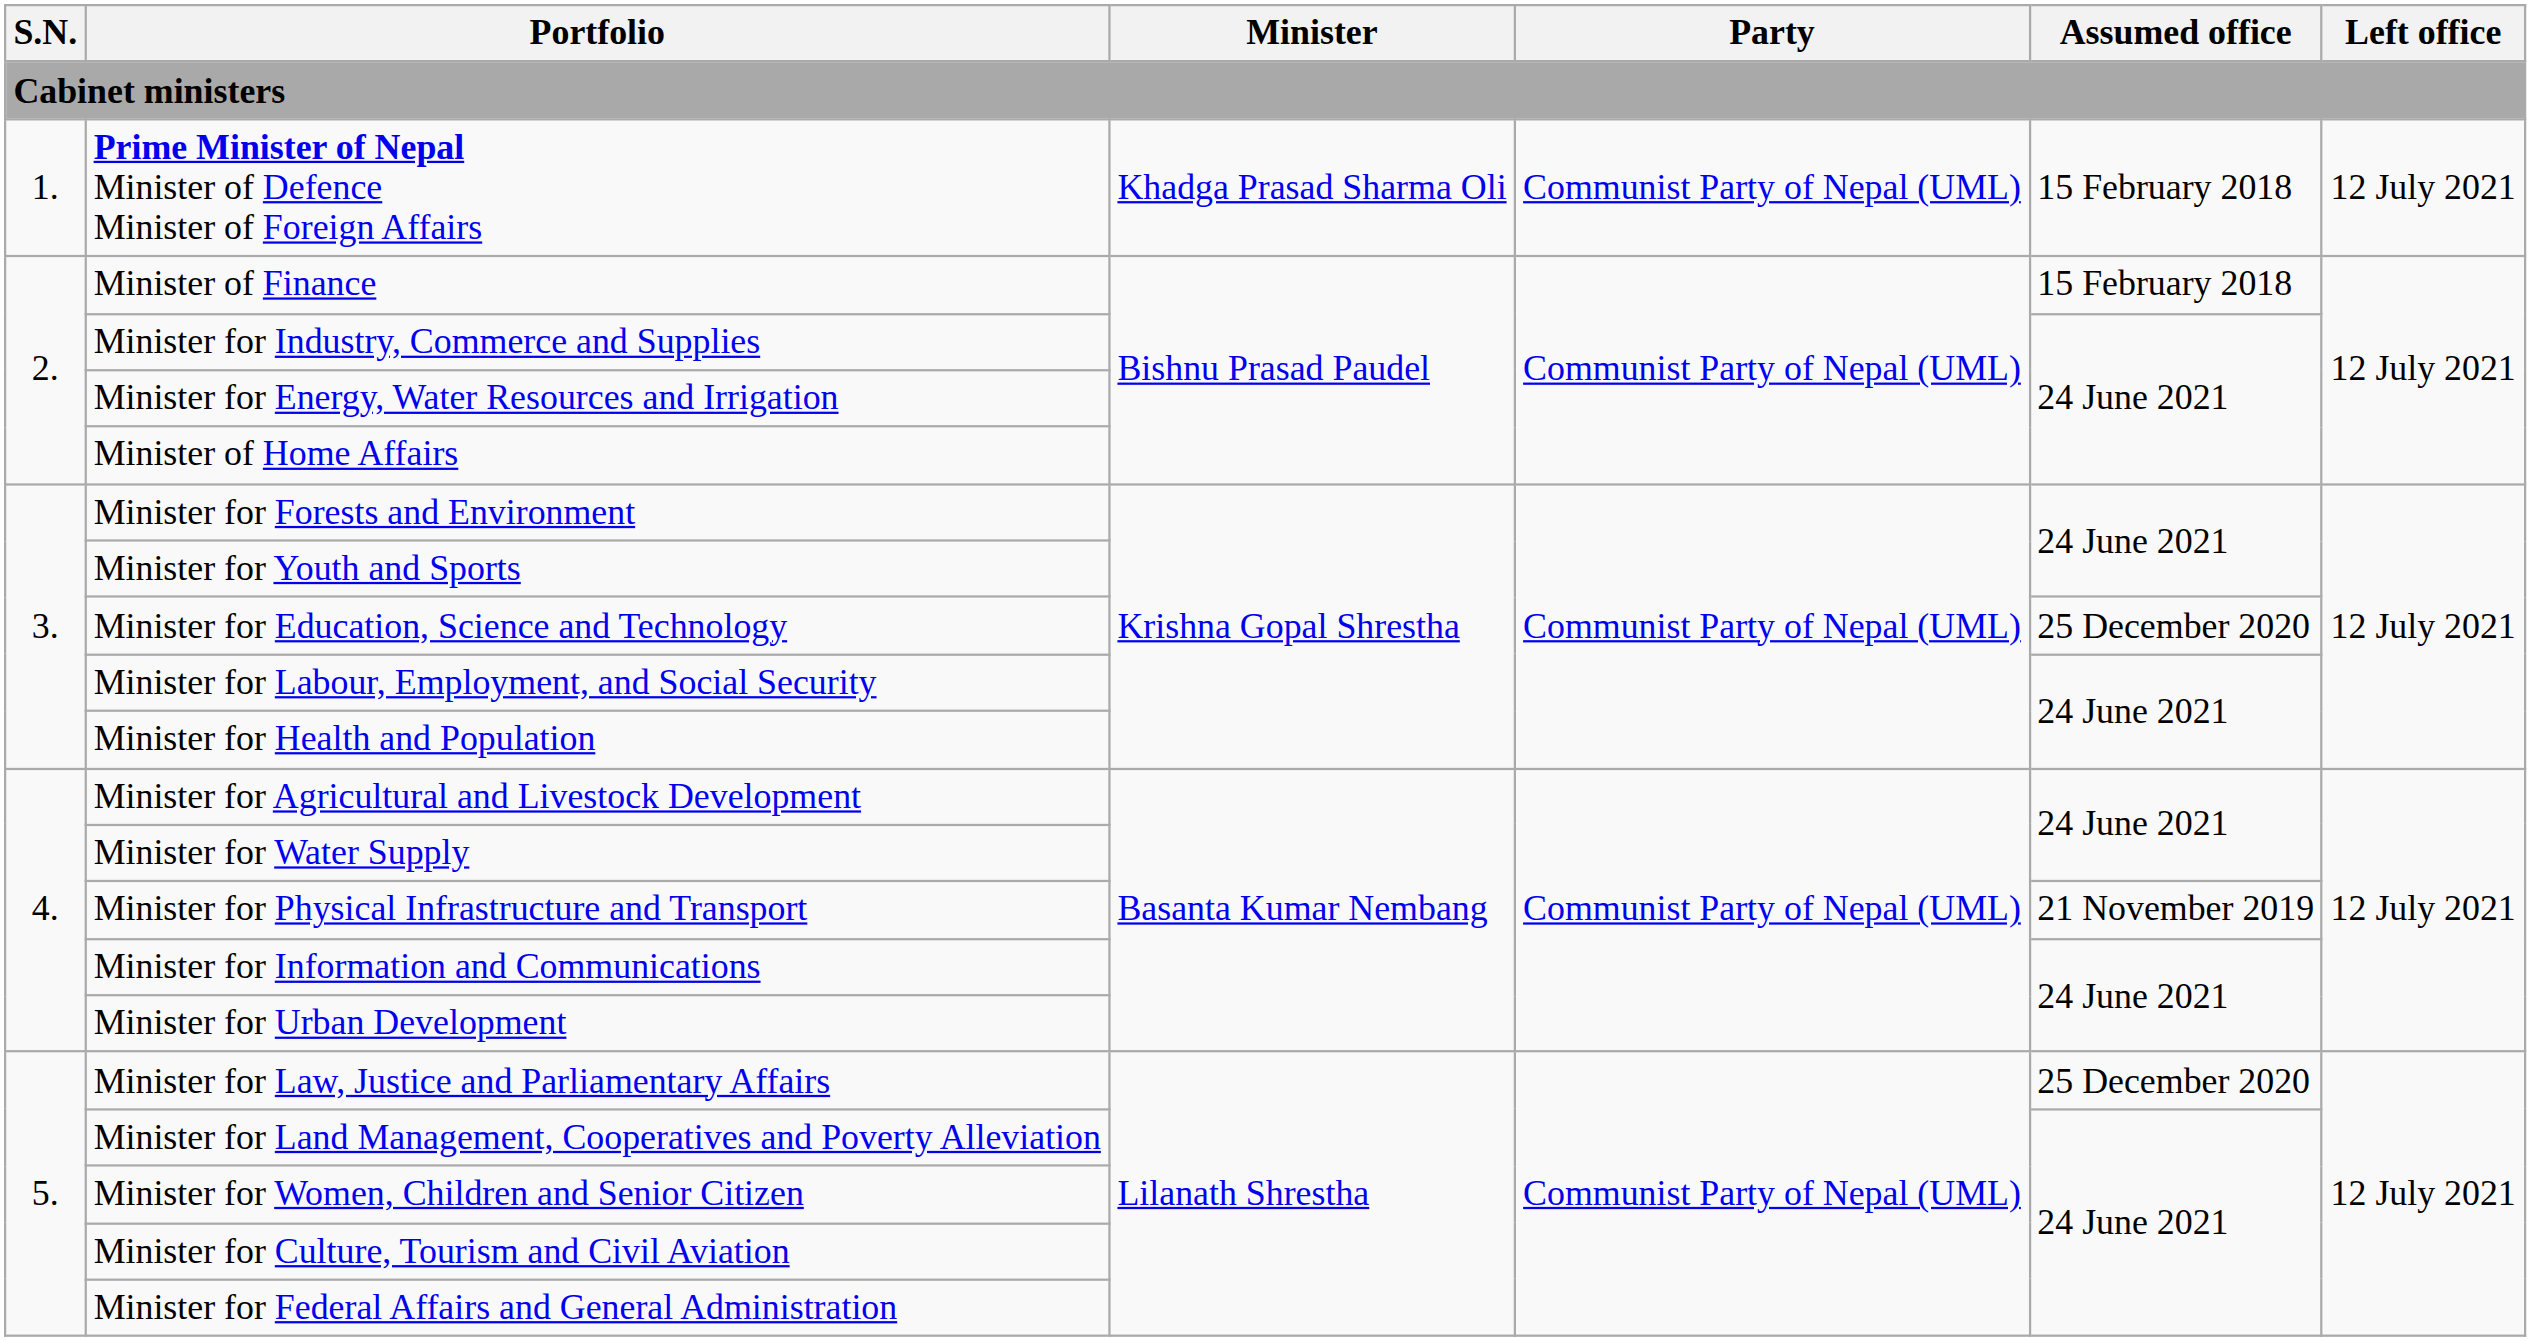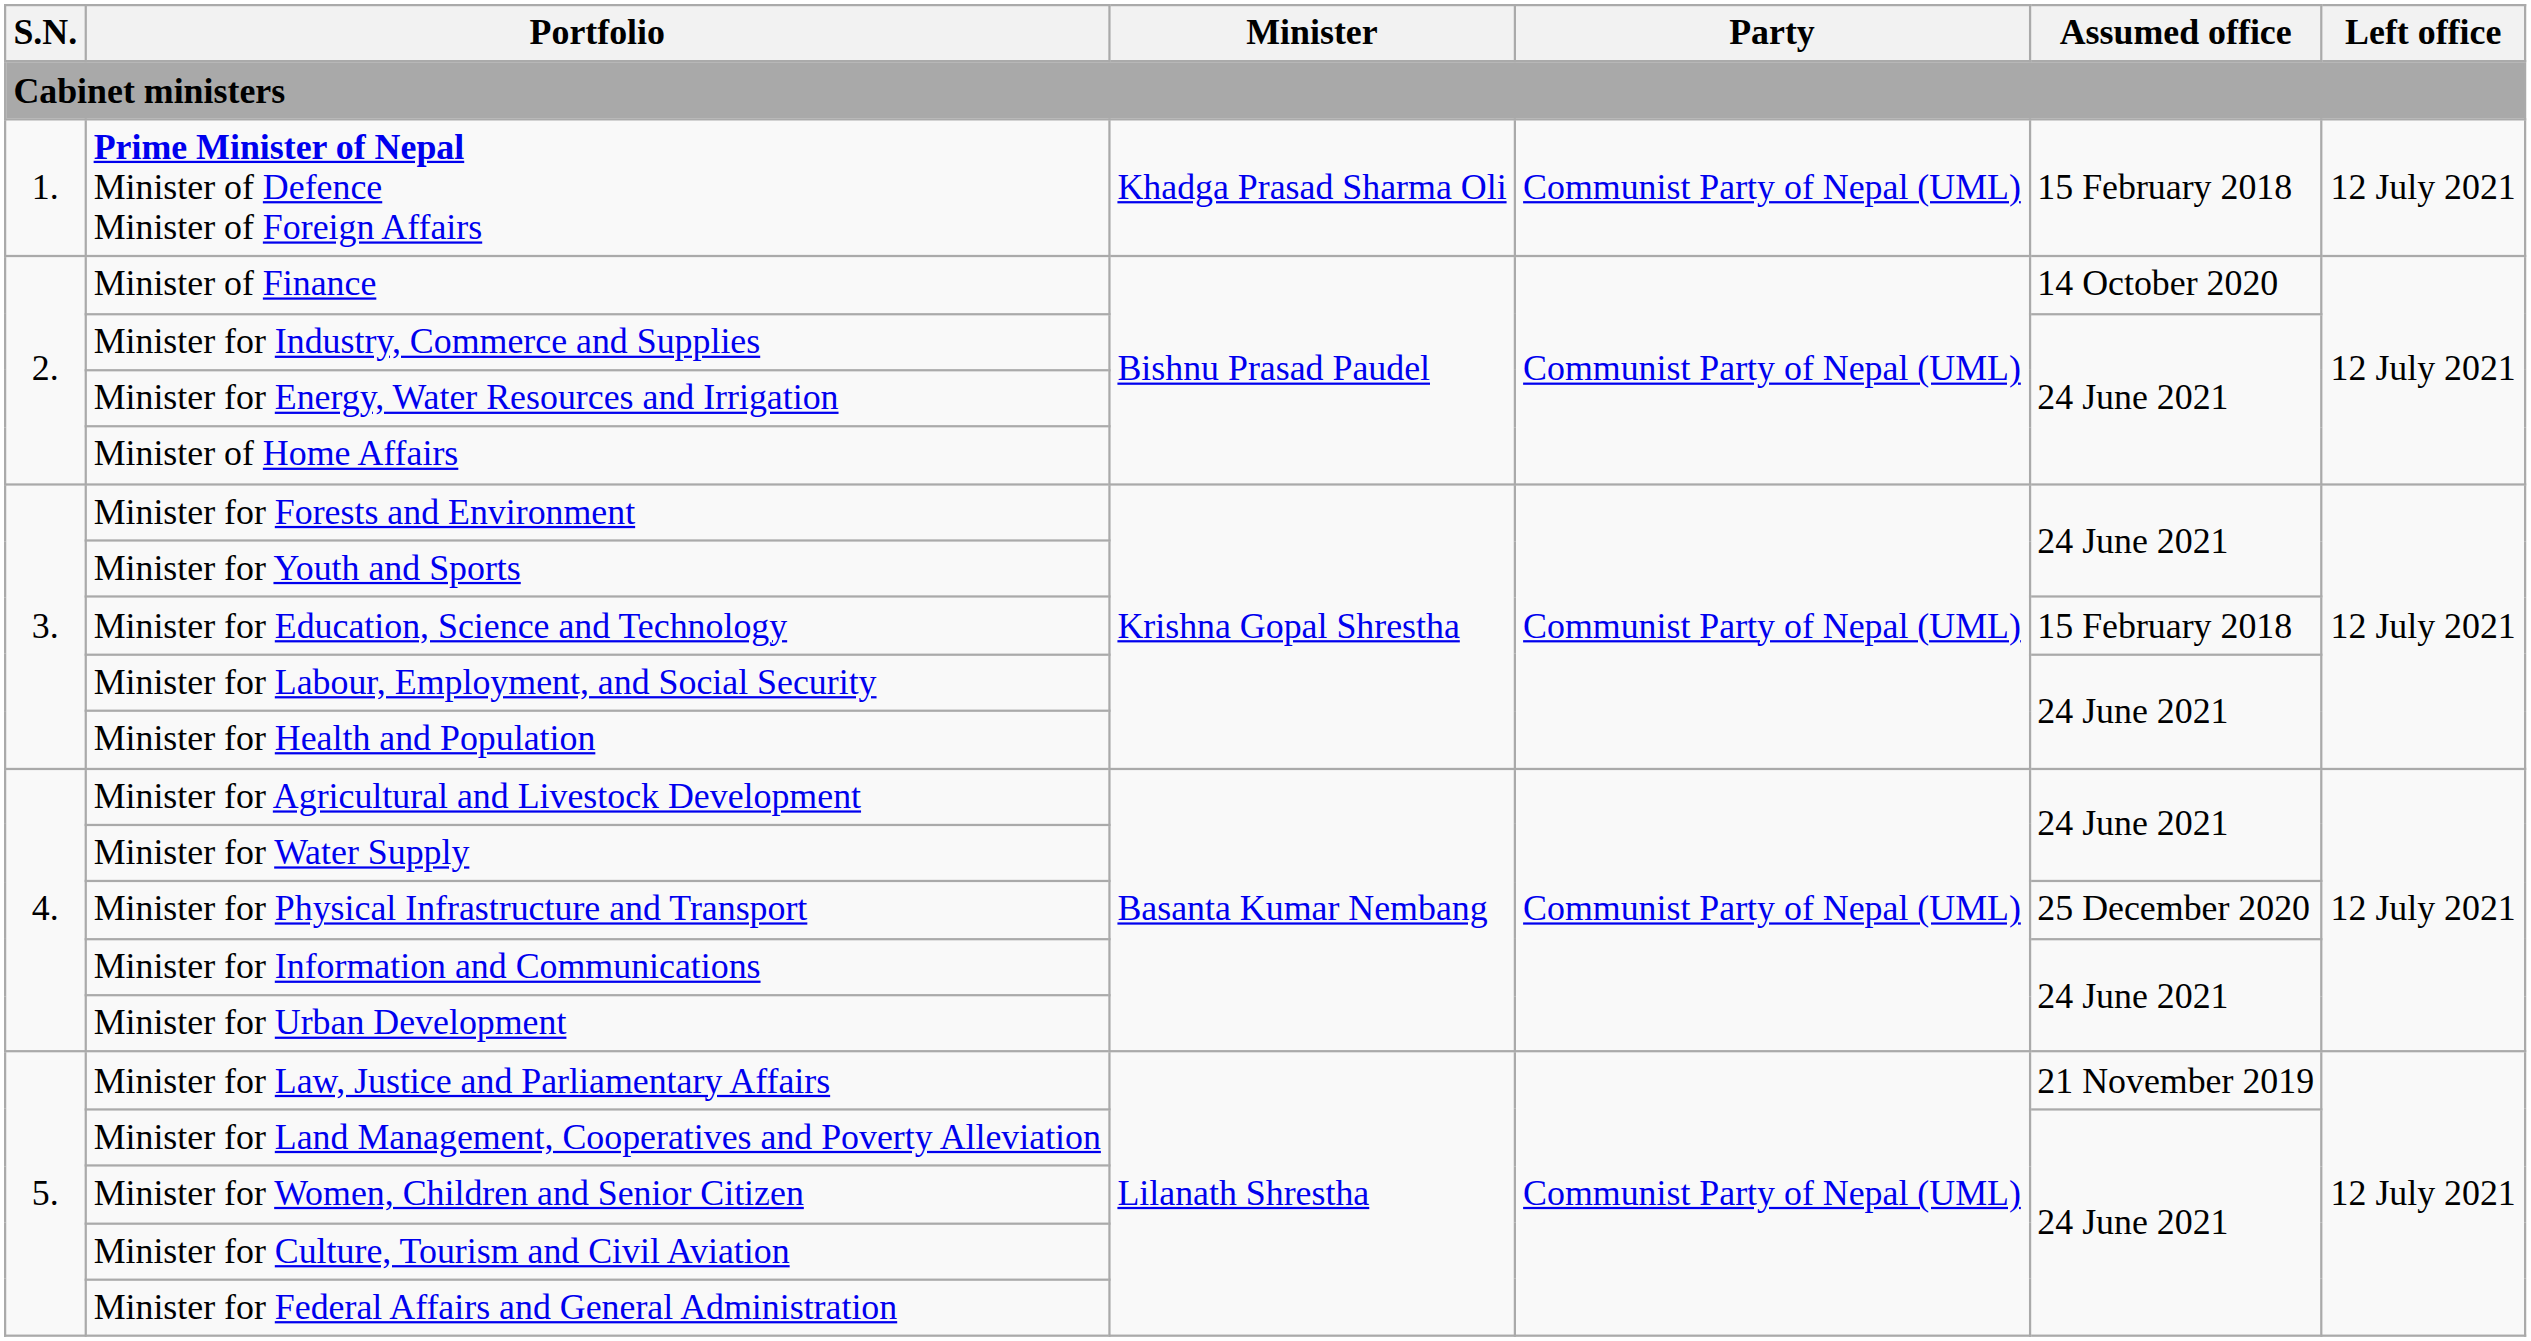(2165, 284) 15 February 2018 -> (2158, 284) 14 October 2020
(2174, 625) 25 December 2020 -> (2165, 625) 15 February 2018
(2176, 909) 21 November 2019 -> (2174, 909) 25 December 2020
(2174, 1079) 25 December 2020 -> (2176, 1079) 21 November 2019
